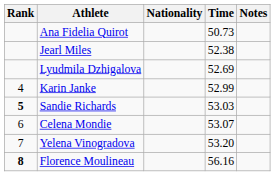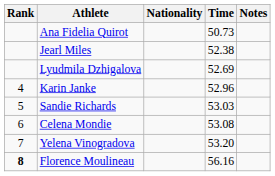(221, 87) 52.99 -> (221, 87) 52.96
(21, 106) bold -> (21, 106) normal
(221, 124) 53.07 -> (221, 124) 53.08
